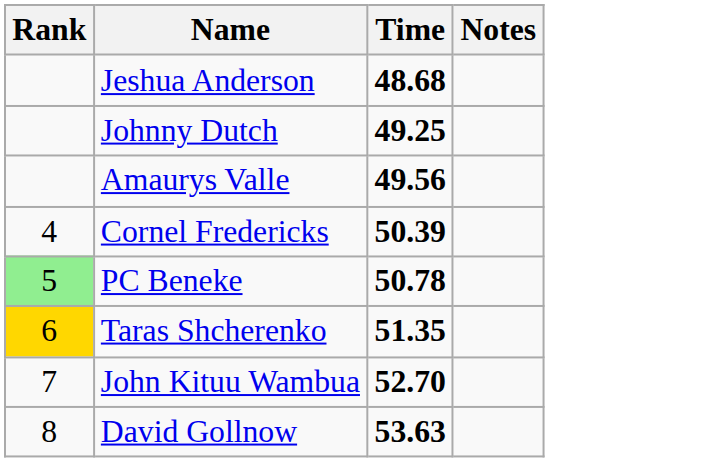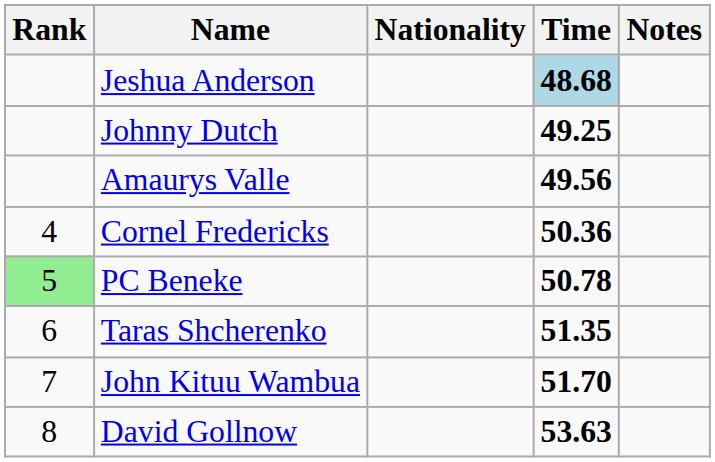+ column: (450, 29)
(410, 79) no background -> (576, 79) lightblue background
(410, 230) 50.39 -> (576, 230) 50.36
(49, 331) gold background -> (49, 331) no background
(410, 381) 52.70 -> (576, 381) 51.70
